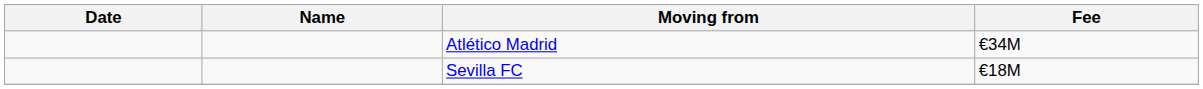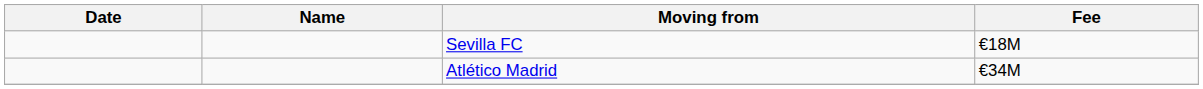rows swapped: (484, 71) <-> (502, 44)
